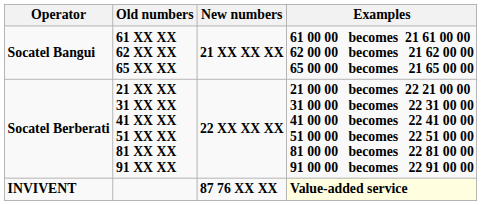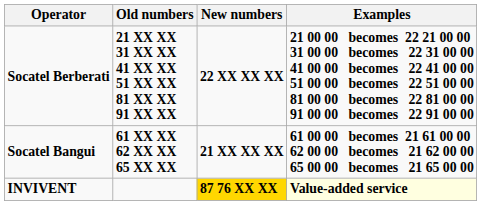rows swapped: (51, 52) <-> (59, 128)
(239, 189) no background -> (239, 189) gold background
